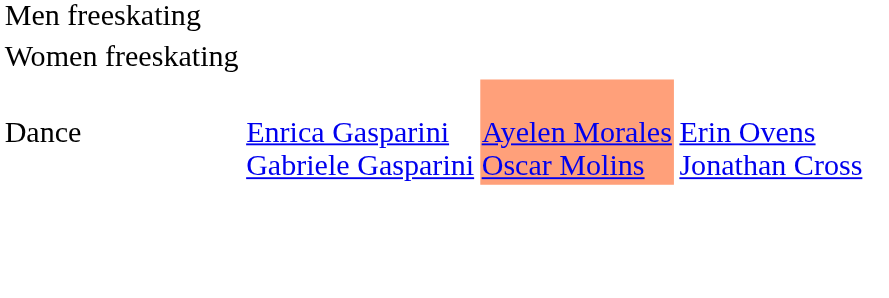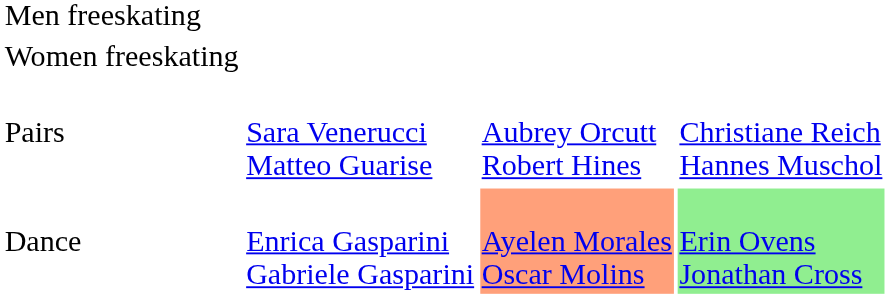+ row: (35, 131)
(771, 148) no background -> (771, 257) lightgreen background
